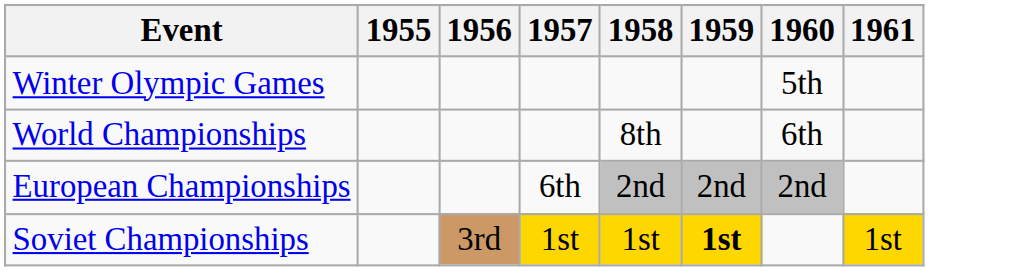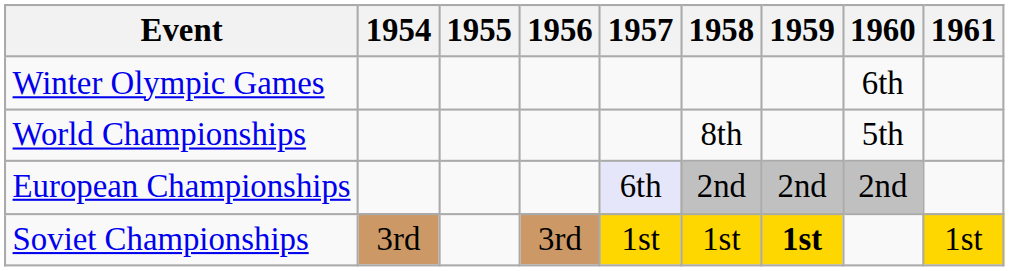+ column: (398, 30)
(802, 82) 5th -> (883, 82) 6th
(802, 134) 6th -> (883, 134) 5th
(560, 186) no background -> (641, 186) lavender background
